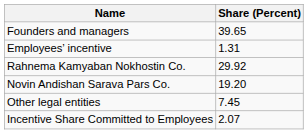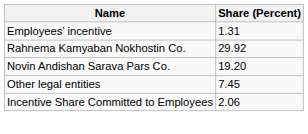- row: (68, 31)
(229, 119) 2.07 -> (229, 102) 2.06
